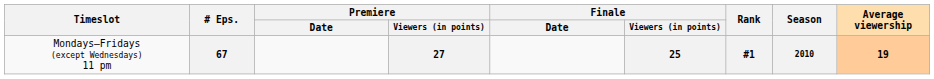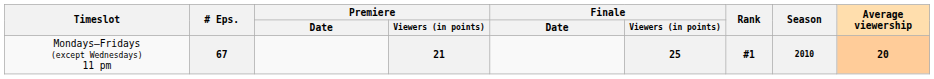(439, 55) 27 -> (439, 55) 21
(883, 55) 19 -> (883, 55) 20
